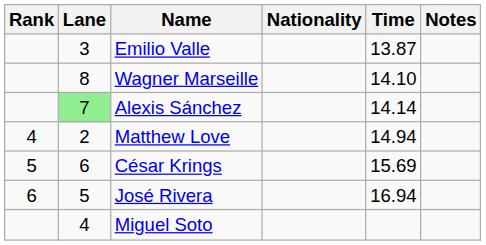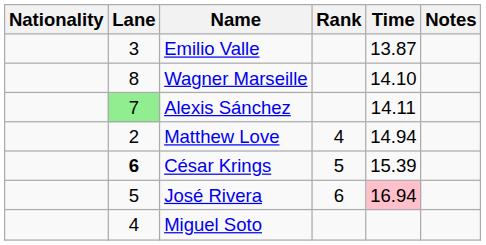columns swapped: (32, 19) <-> (314, 19)
(393, 108) 14.14 -> (393, 108) 14.11
(84, 166) normal -> (134, 166) bold
(393, 166) 15.69 -> (393, 166) 15.39
(393, 196) no background -> (393, 196) pink background
